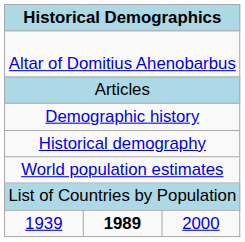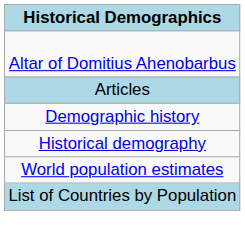- row: (44, 223)
